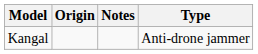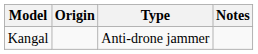columns swapped: (196, 15) <-> (118, 15)
